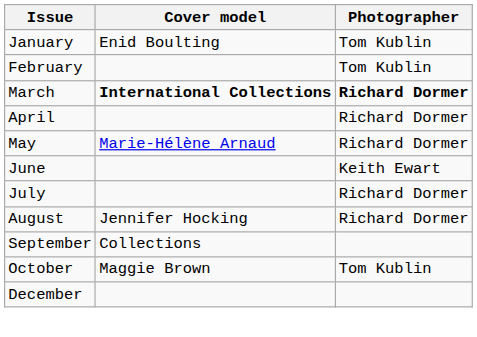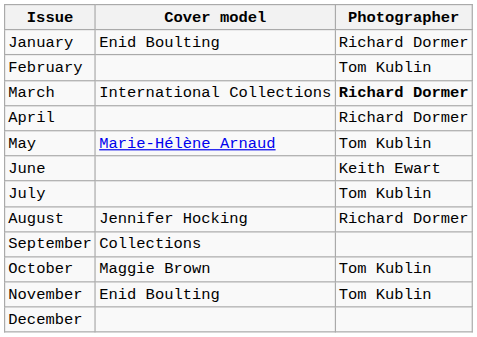(385, 42) Tom Kublin -> (404, 42) Richard Dormer
(215, 93) bold -> (215, 93) normal
(404, 143) Richard Dormer -> (385, 143) Tom Kublin
(404, 194) Richard Dormer -> (385, 194) Tom Kublin
+ row: (45, 295)
